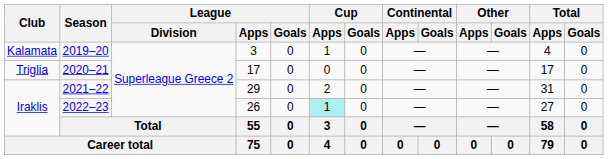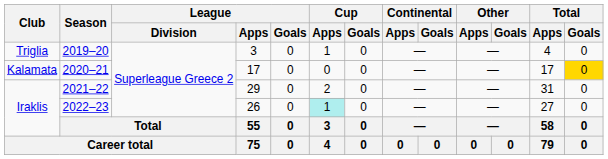(32, 51) Kalamata -> (32, 51) Triglia
(32, 70) Triglia -> (32, 70) Kalamata
(584, 70) no background -> (584, 70) gold background
